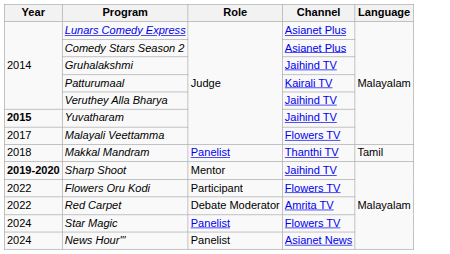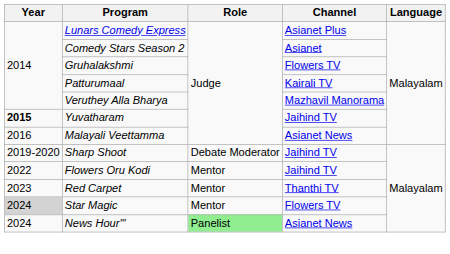(316, 48) Asianet Plus -> (303, 48) Asianet
(311, 65) Jaihind TV -> (313, 65) Flowers TV
(311, 100) Jaihind TV -> (335, 100) Mazhavil Manorama
(19, 135) 2017 -> (19, 135) 2016
(313, 135) Flowers TV -> (319, 135) Asianet News
- row: (107, 153)
(33, 170) bold -> (33, 153) normal
(208, 170) Mentor -> (235, 153) Debate Moderator
(217, 188) Participant -> (208, 170) Mentor
(313, 188) Flowers TV -> (311, 170) Jaihind TV
(19, 205) 2022 -> (19, 188) 2023
(235, 205) Debate Moderator -> (208, 188) Mentor
(309, 205) Amrita TV -> (312, 188) Thanthi TV
(19, 223) no background -> (19, 205) lightgrey background
(210, 223) Panelist -> (208, 205) Mentor
(210, 240) no background -> (210, 223) lightgreen background
